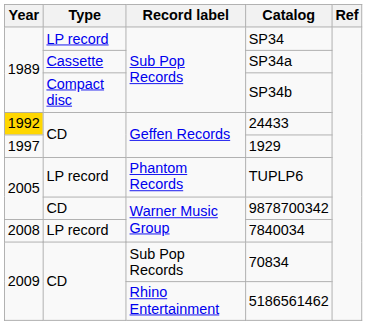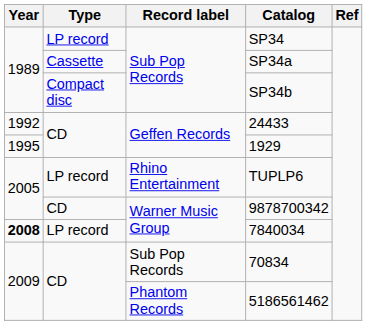(24, 123) gold background -> (24, 123) no background
(24, 146) 1997 -> (24, 146) 1995
(158, 177) Phantom Records -> (174, 177) Rhino Entertainment
(24, 231) normal -> (24, 231) bold
(174, 300) Rhino Entertainment -> (158, 300) Phantom Records
